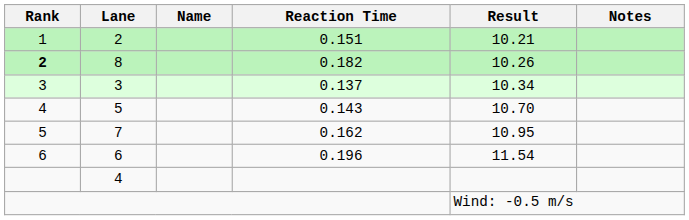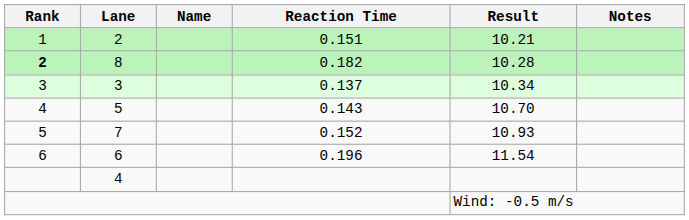(513, 63) 10.26 -> (513, 63) 10.28
(341, 133) 0.162 -> (341, 133) 0.152
(513, 133) 10.95 -> (513, 133) 10.93
